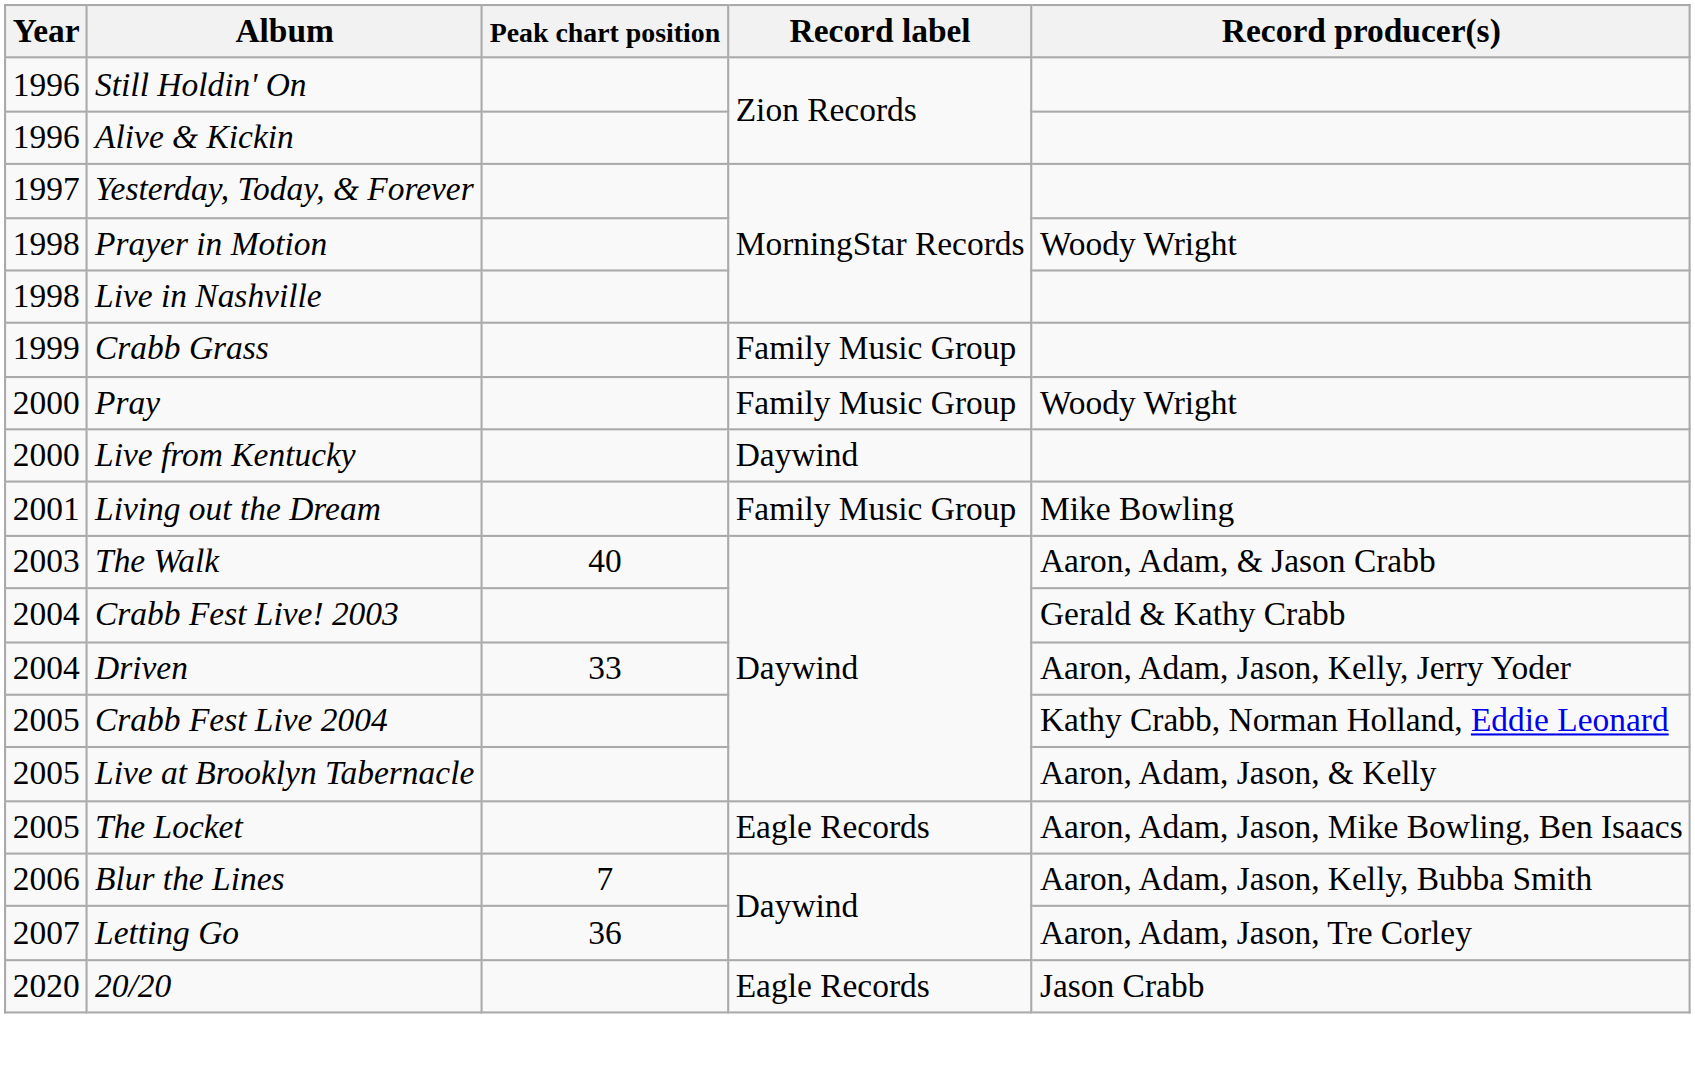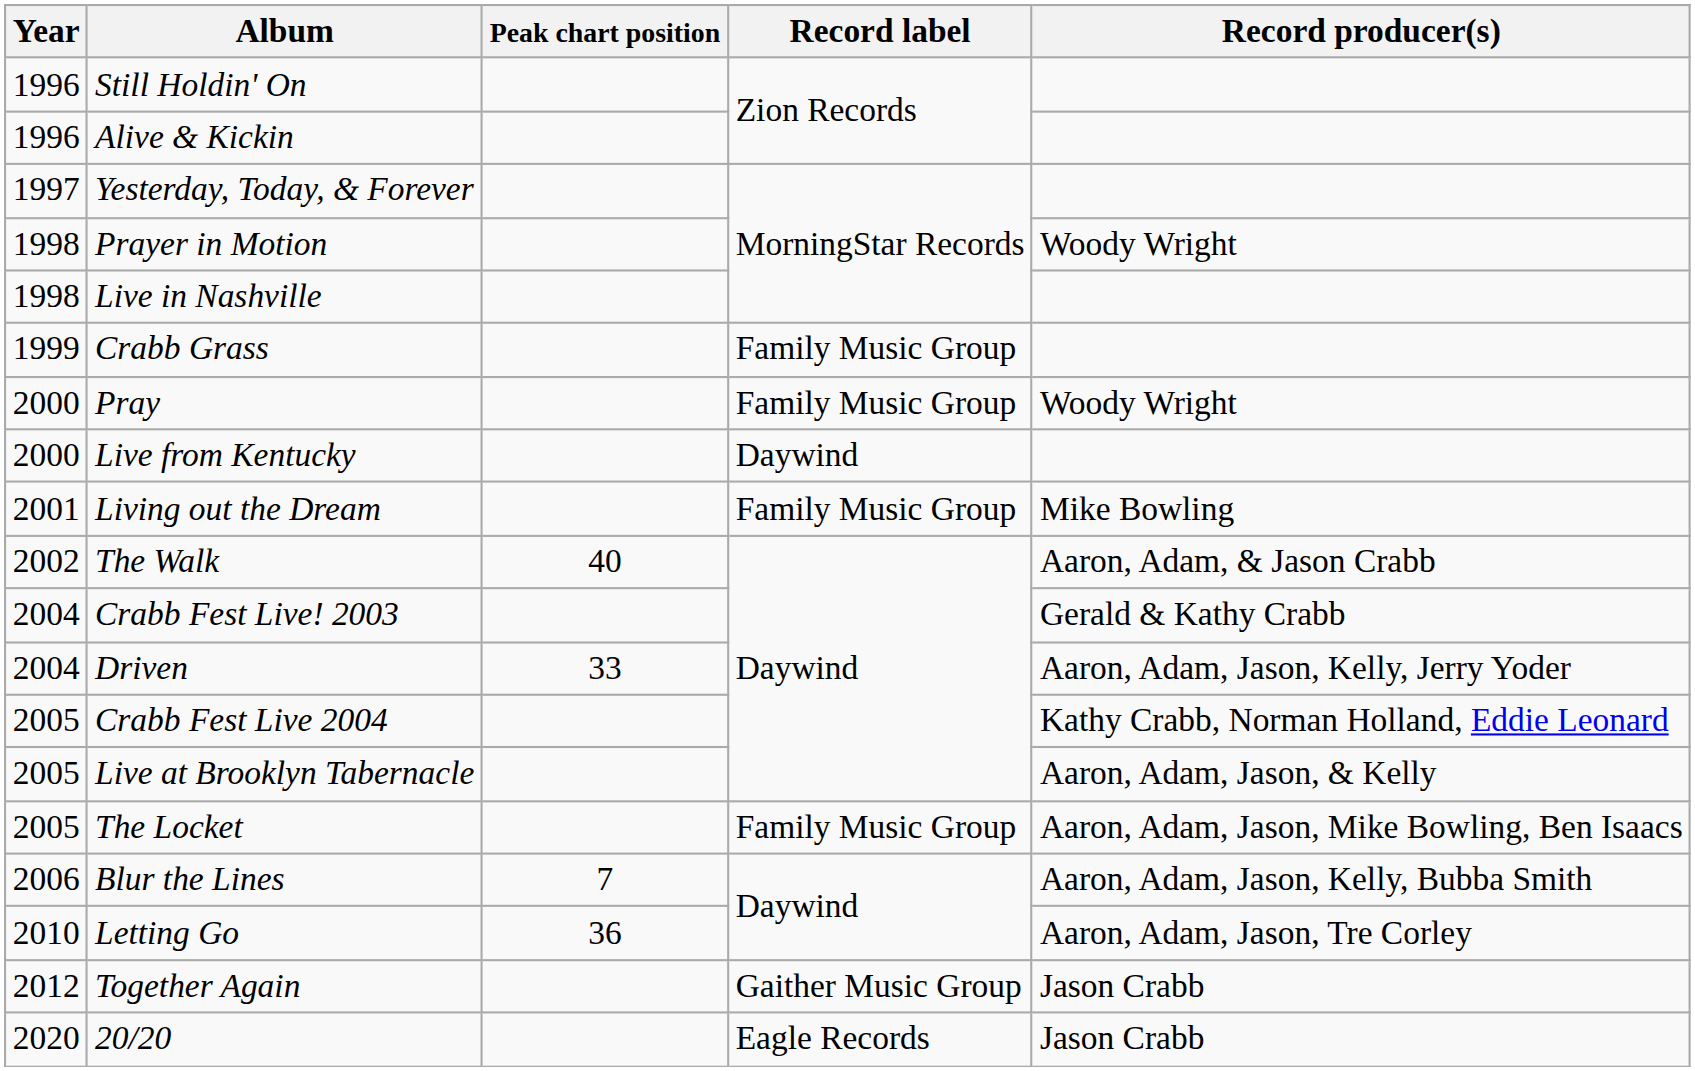(46, 561) 2003 -> (46, 561) 2002
(833, 826) Eagle Records -> (876, 826) Family Music Group
(46, 932) 2007 -> (46, 932) 2010
+ row: (198, 985)
